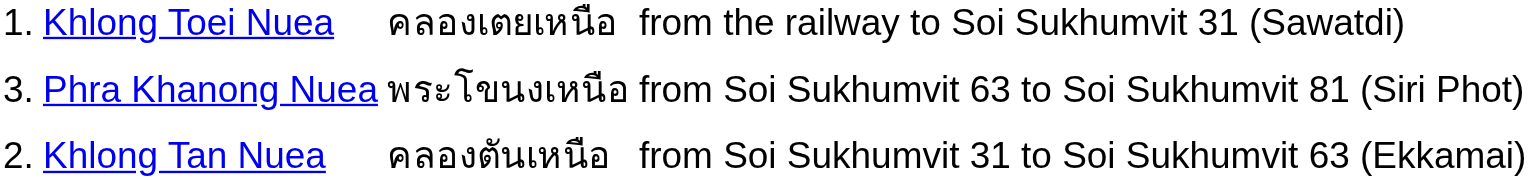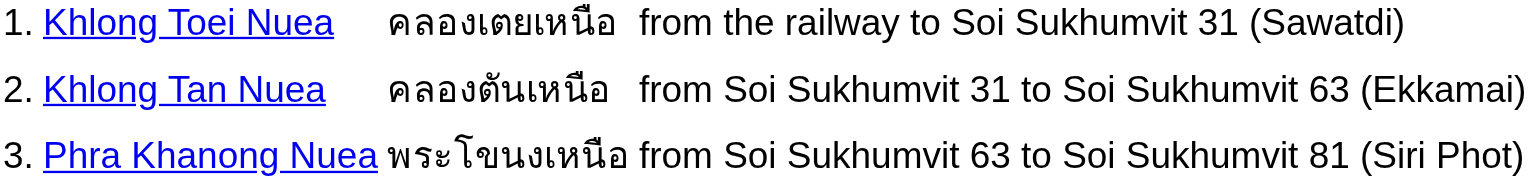rows swapped: (184, 155) <-> (210, 88)
